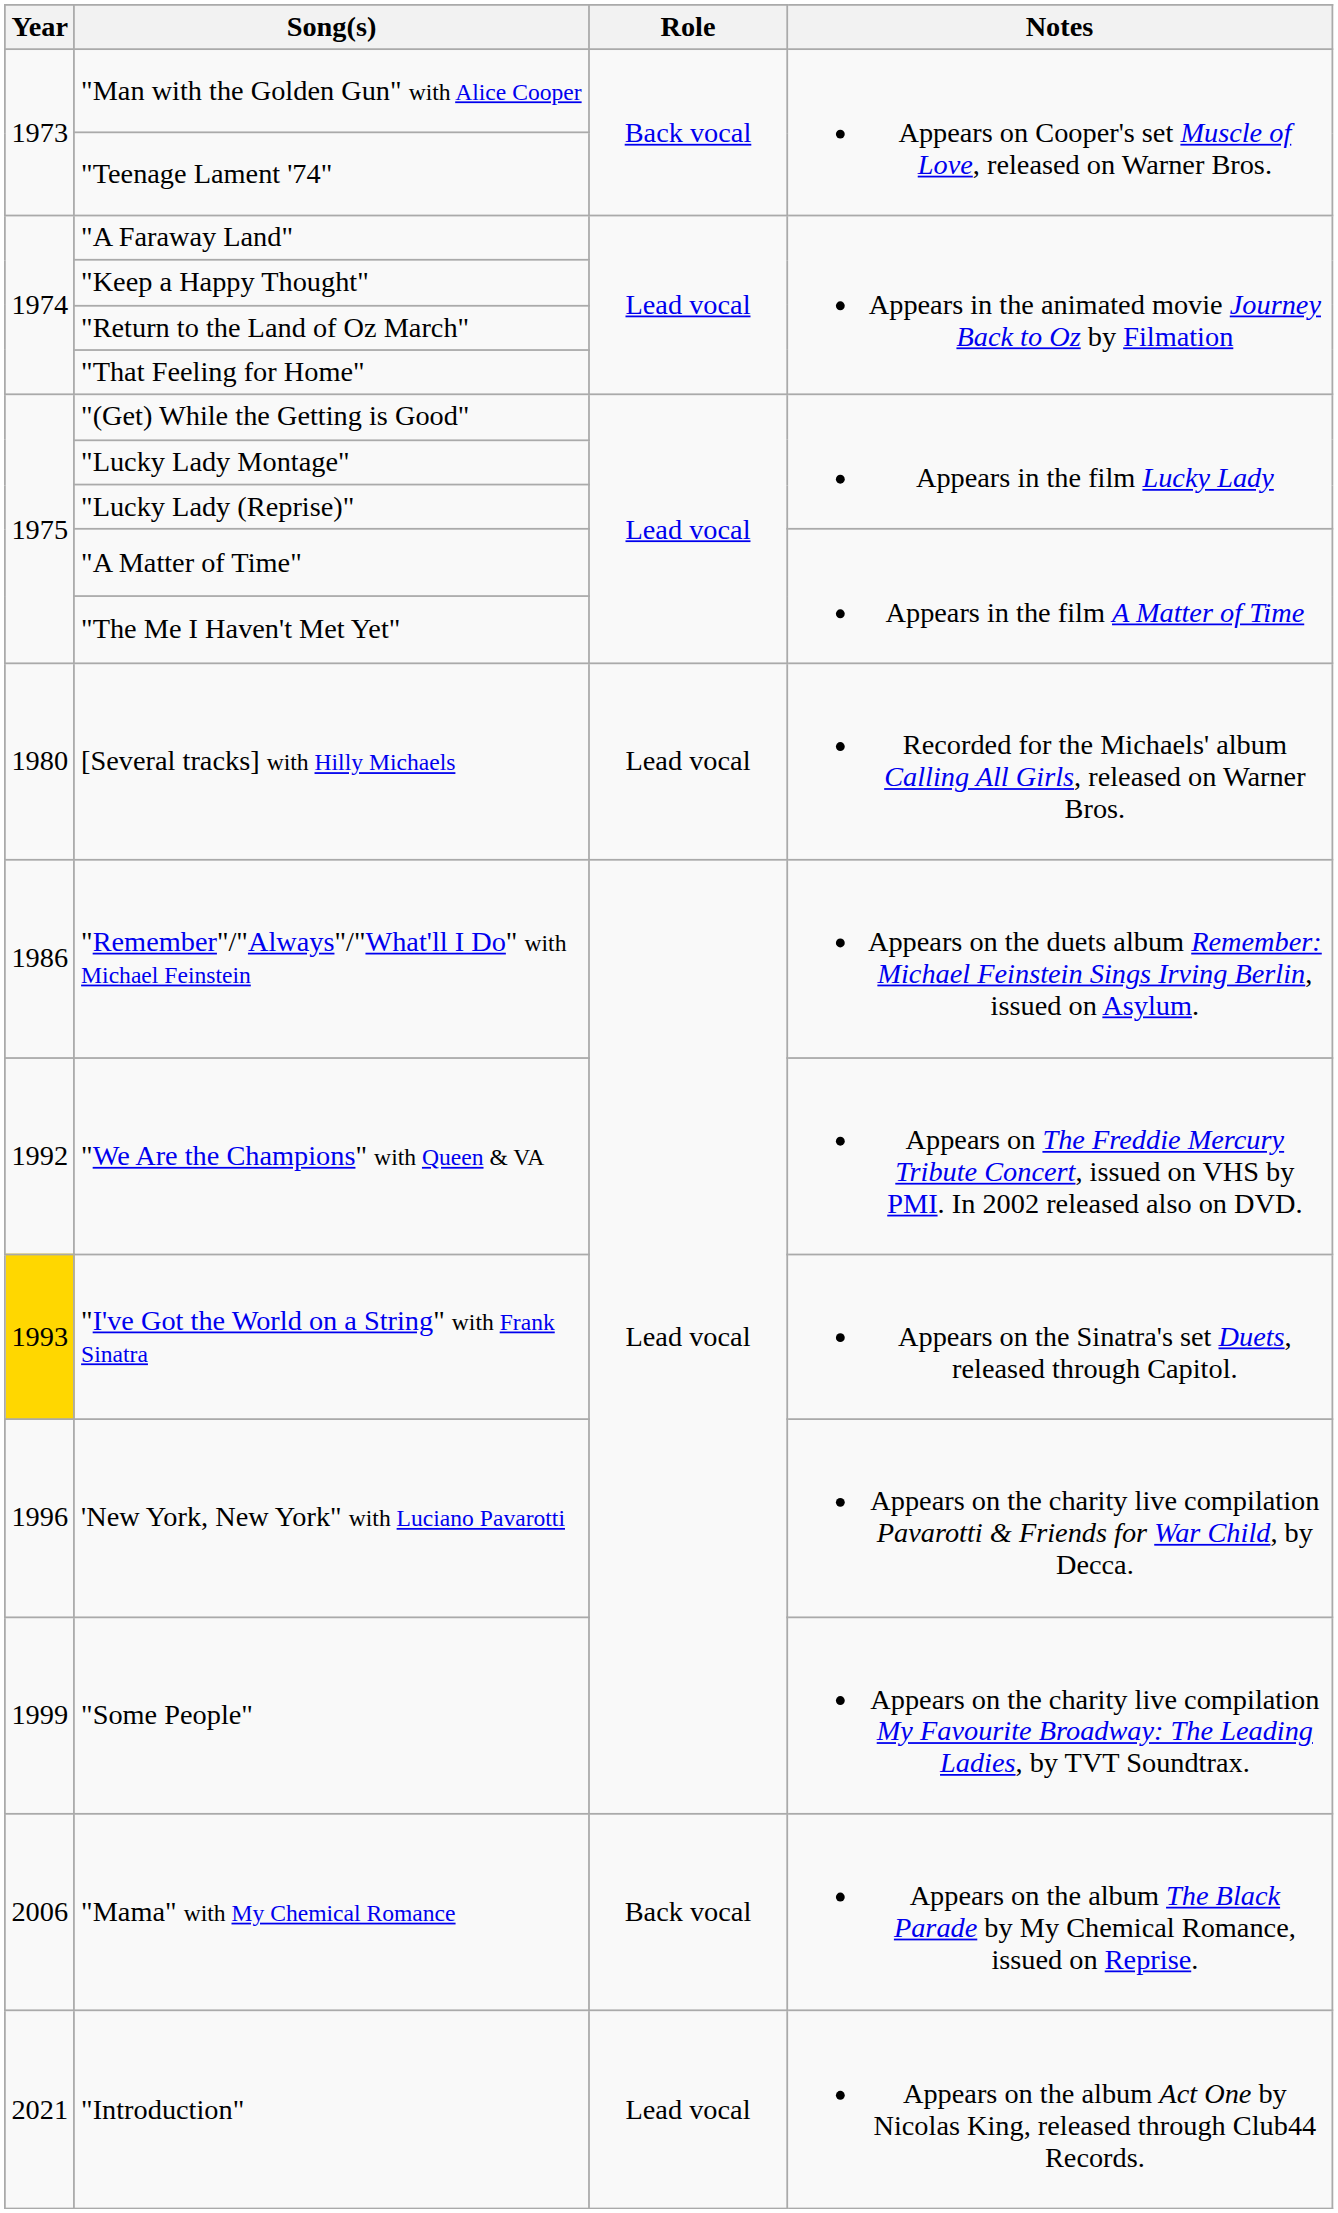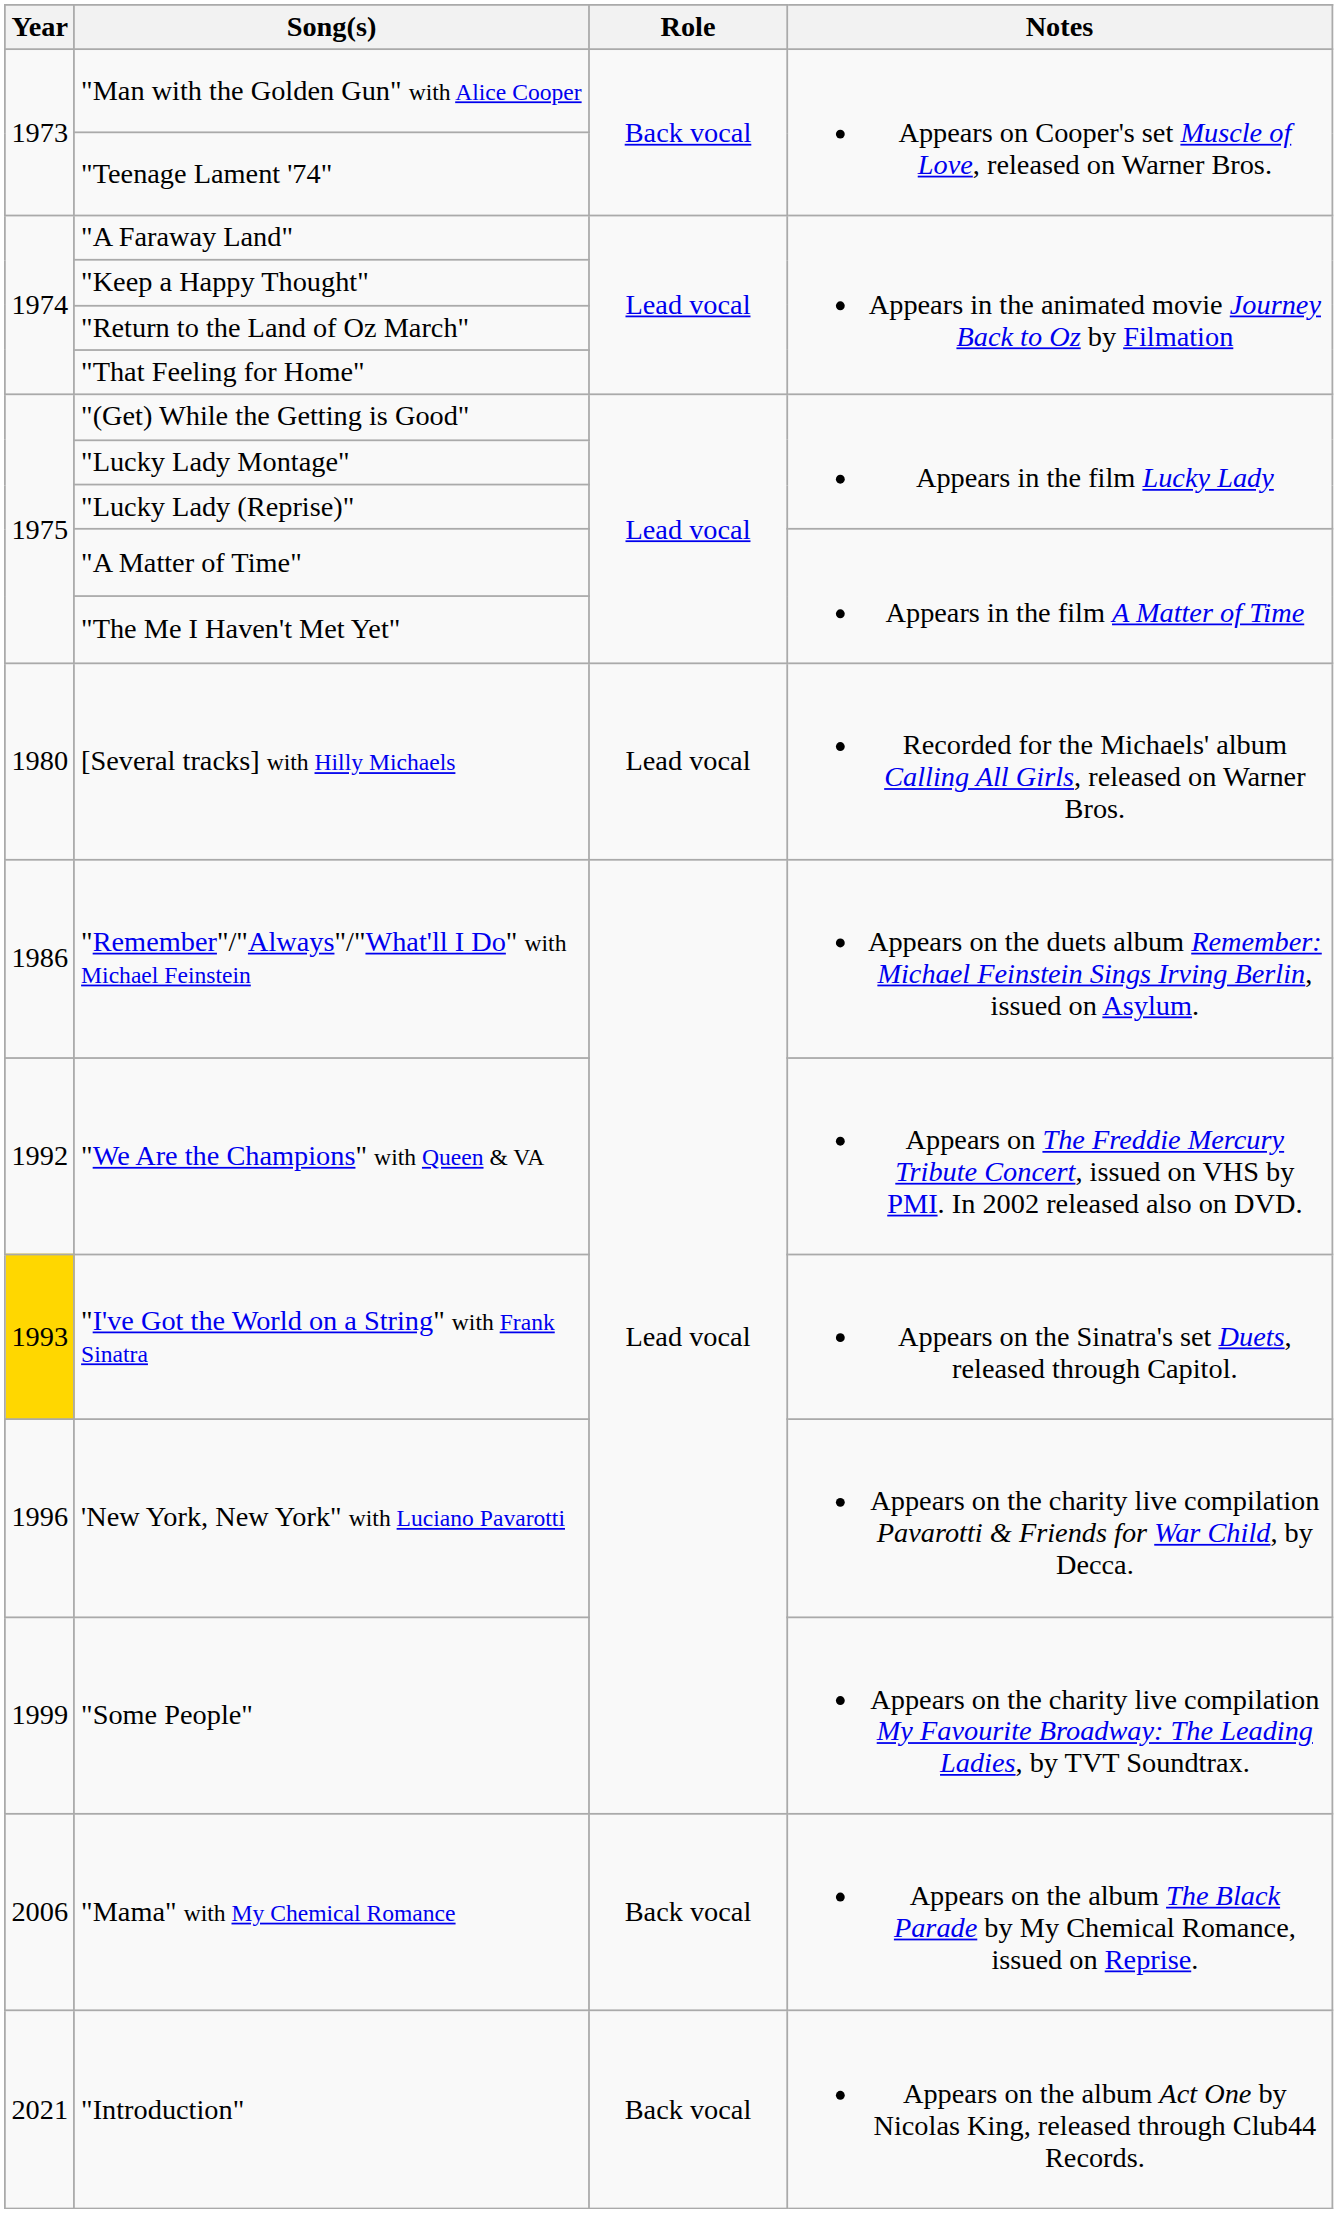(688, 2109) Lead vocal -> (688, 2109) Back vocal
